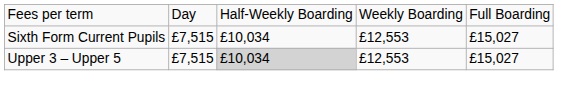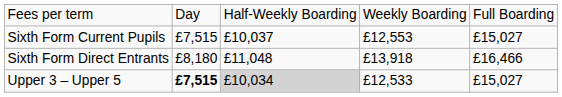(245, 37) £10,034 -> (249, 37) £10,037
+ row: (88, 59)
(193, 59) normal -> (196, 80) bold
(384, 59) £12,553 -> (388, 80) £12,533
